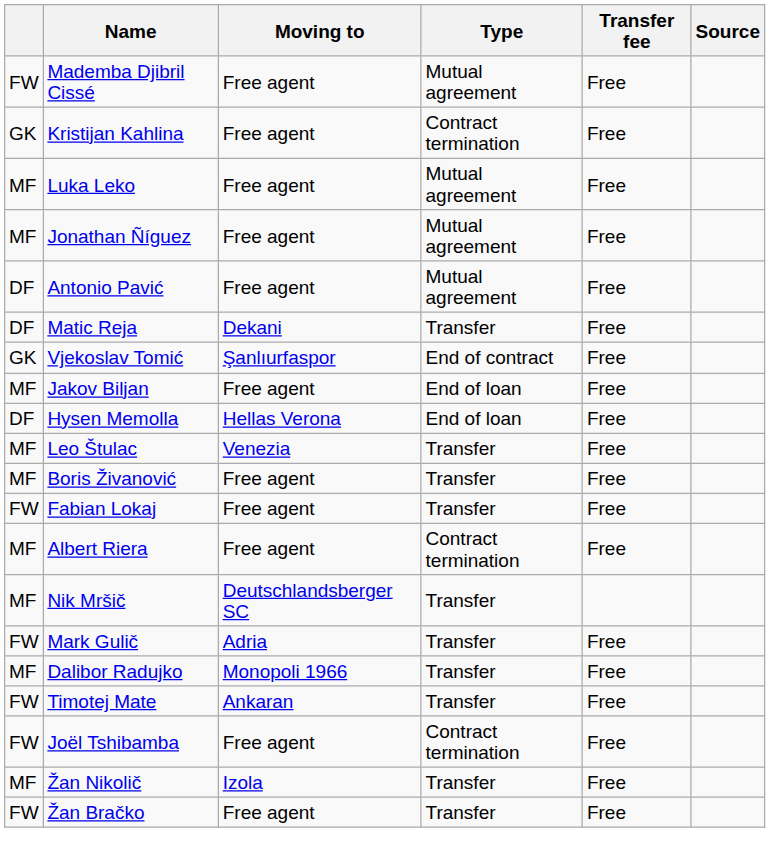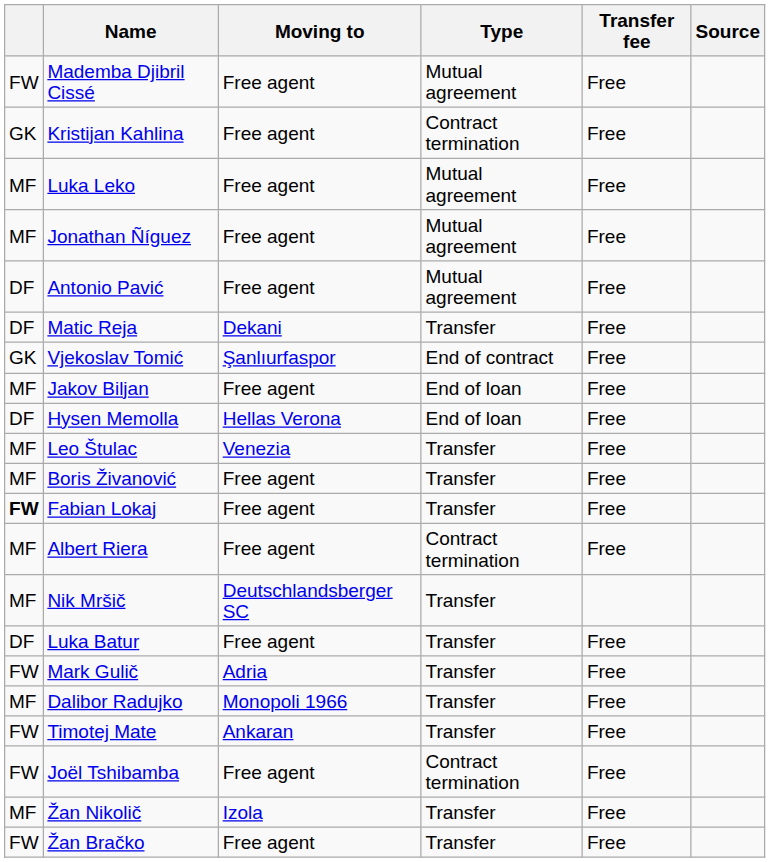(24, 508) normal -> (24, 508) bold
+ row: (93, 641)
